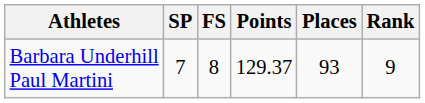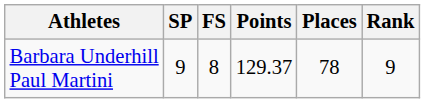(180, 67) 7 -> (180, 67) 9
(329, 67) 93 -> (329, 67) 78
